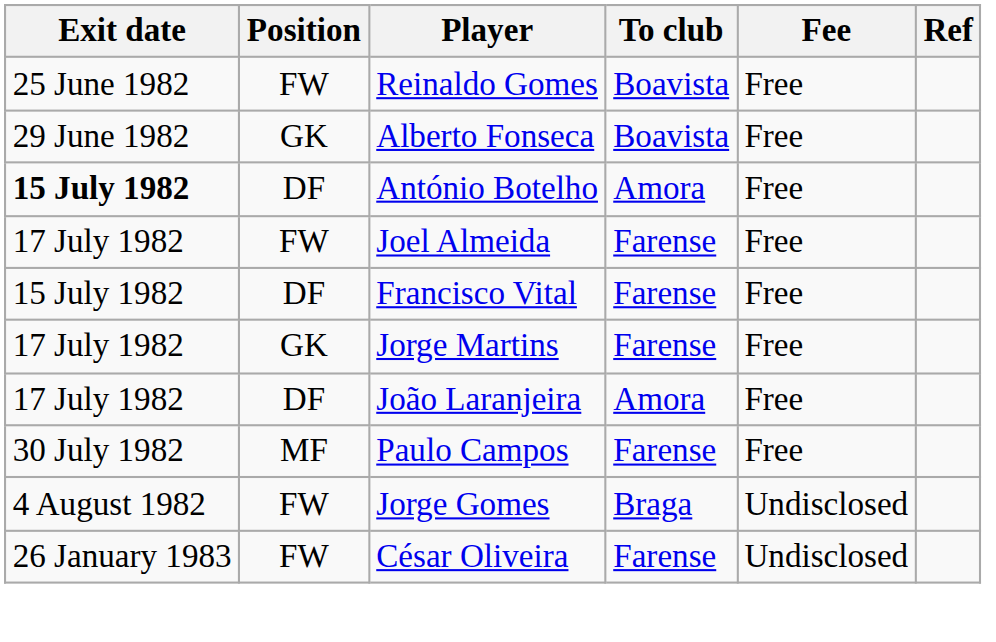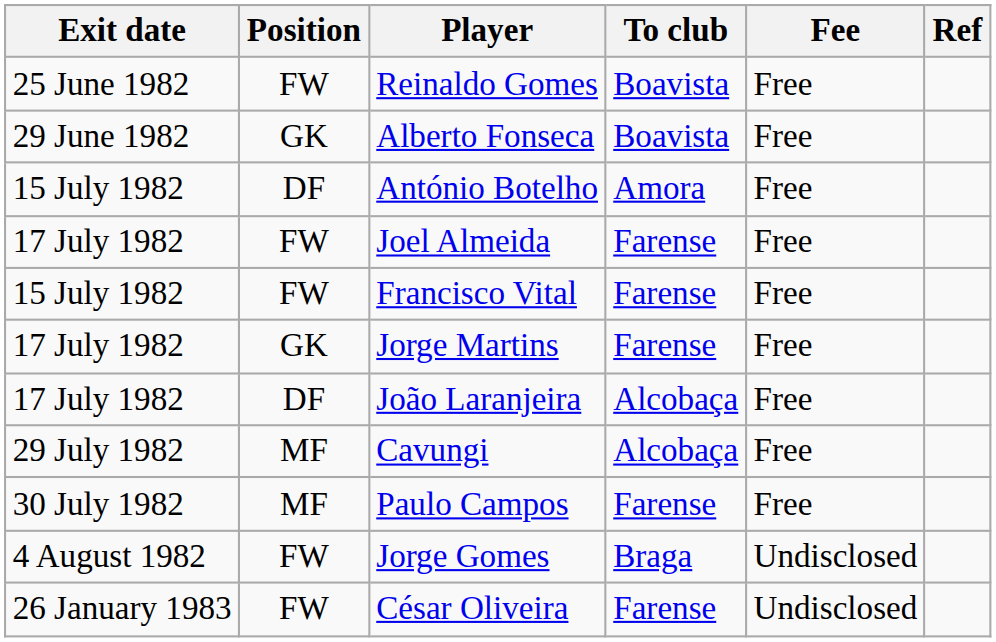(101, 188) bold -> (98, 188) normal
(304, 293) DF -> (304, 293) FW
(659, 398) Amora -> (676, 398) Alcobaça
+ row: (432, 450)
